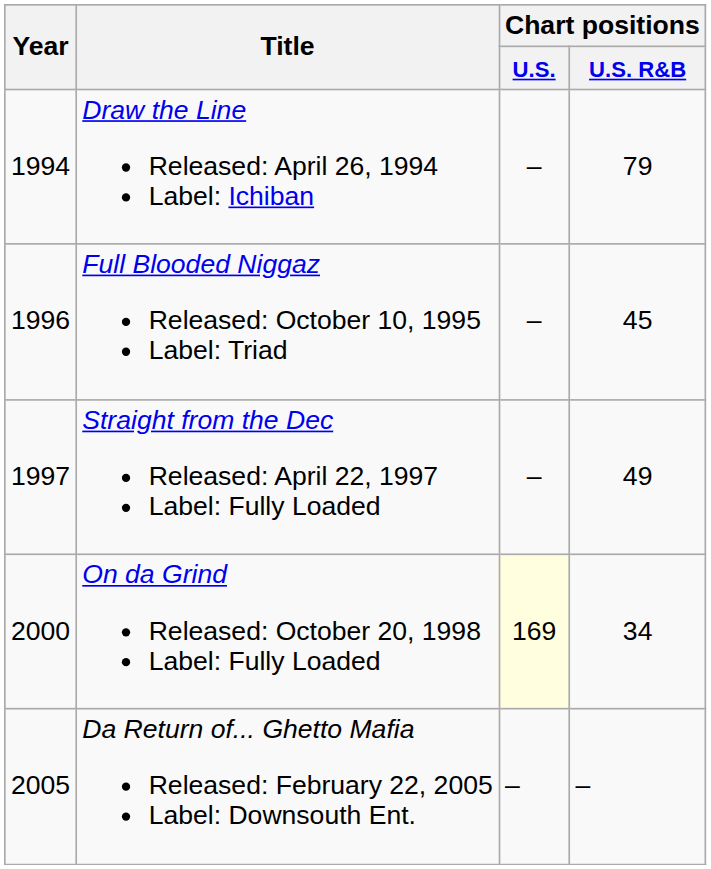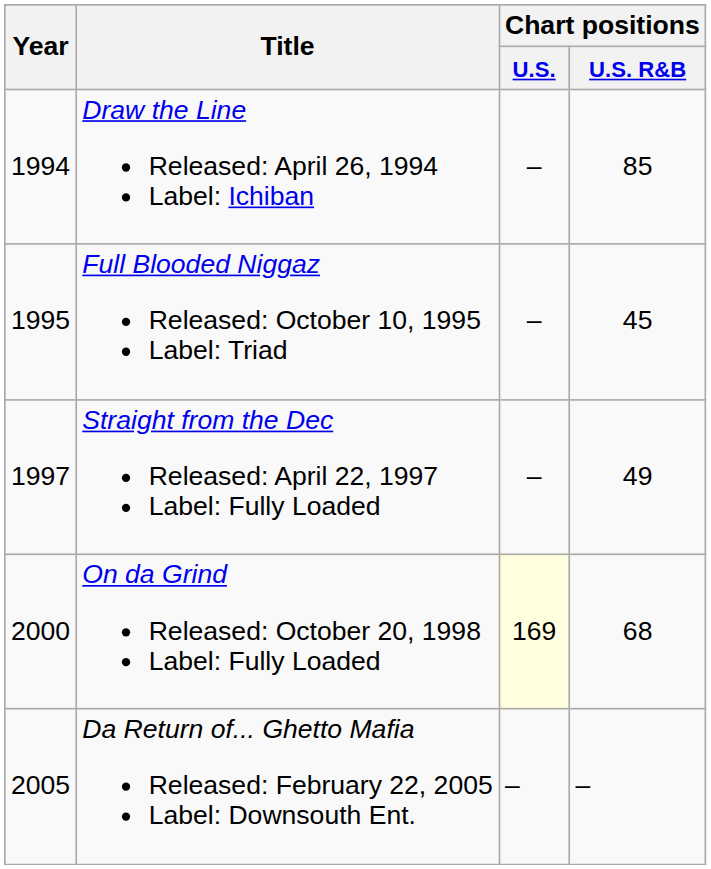(638, 166) 79 -> (638, 166) 85
(40, 321) 1996 -> (40, 321) 1995
(638, 631) 34 -> (638, 631) 68
